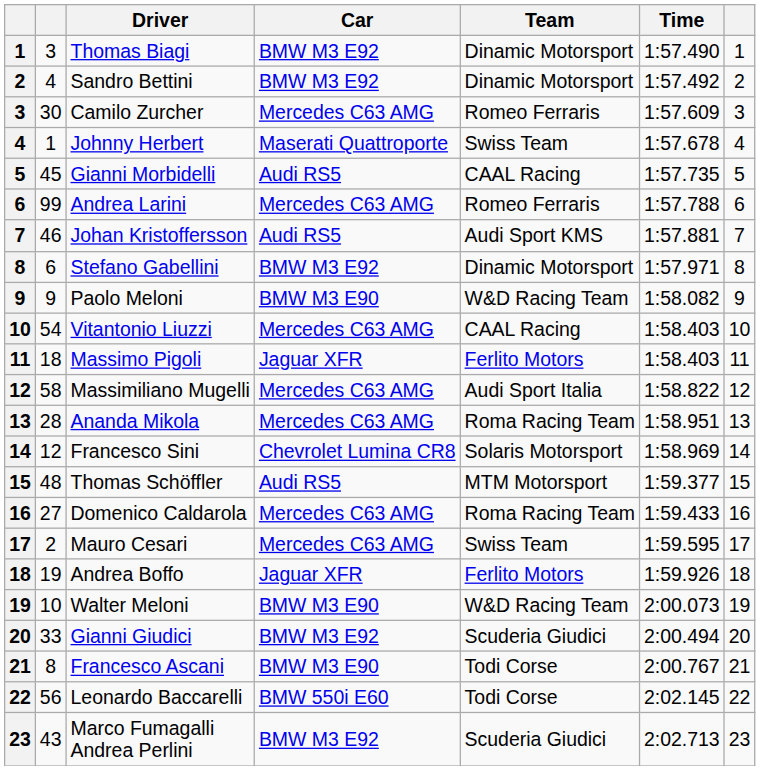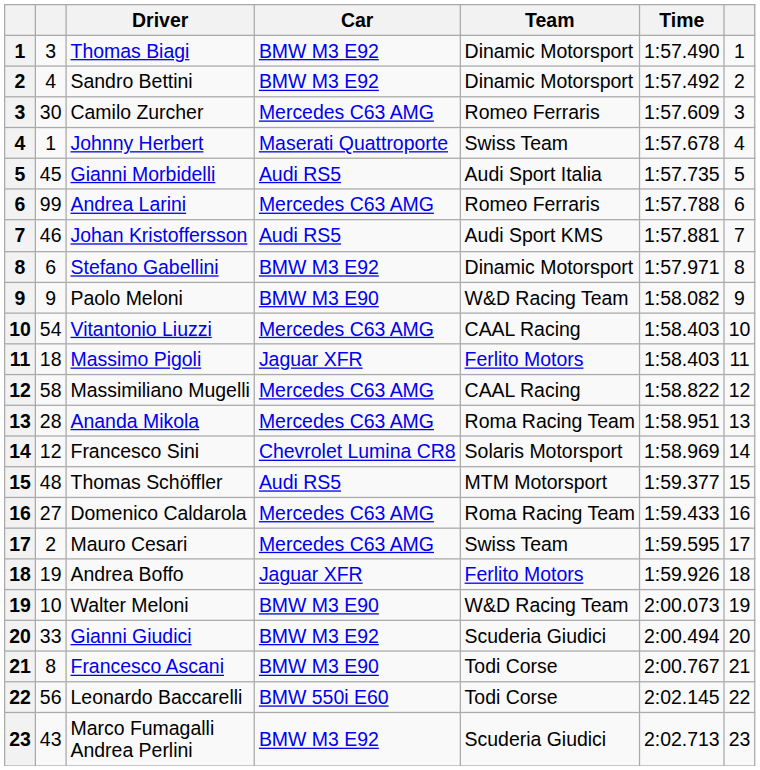(523, 174) CAAL Racing -> (533, 174) Audi Sport Italia
(533, 390) Audi Sport Italia -> (523, 390) CAAL Racing
